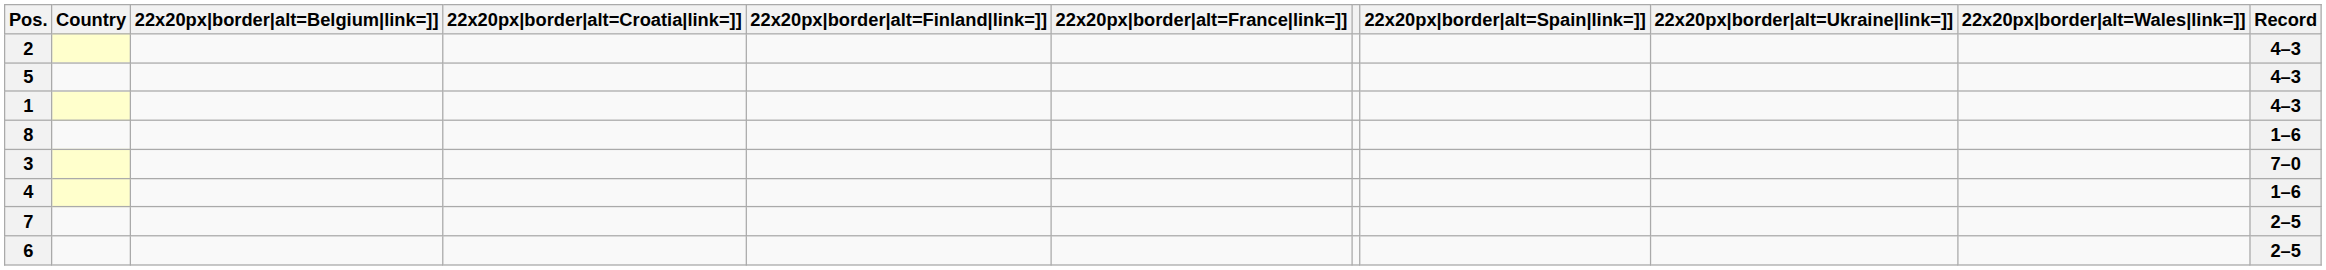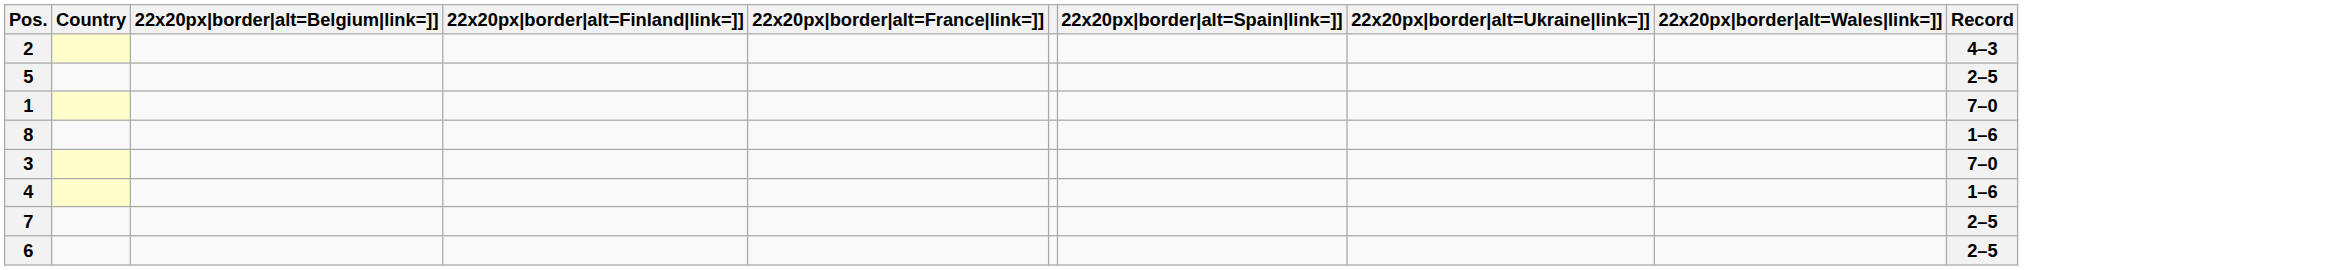- column: (594, 19)
(2286, 77) 4–3 -> (1982, 77) 2–5
(2286, 106) 4–3 -> (1982, 106) 7–0
